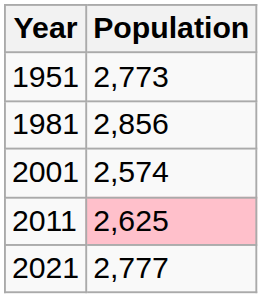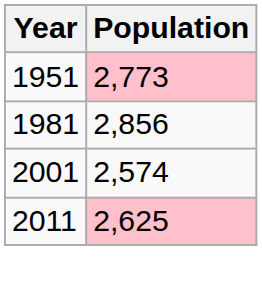(131, 76) no background -> (131, 76) pink background
- row: (46, 268)
